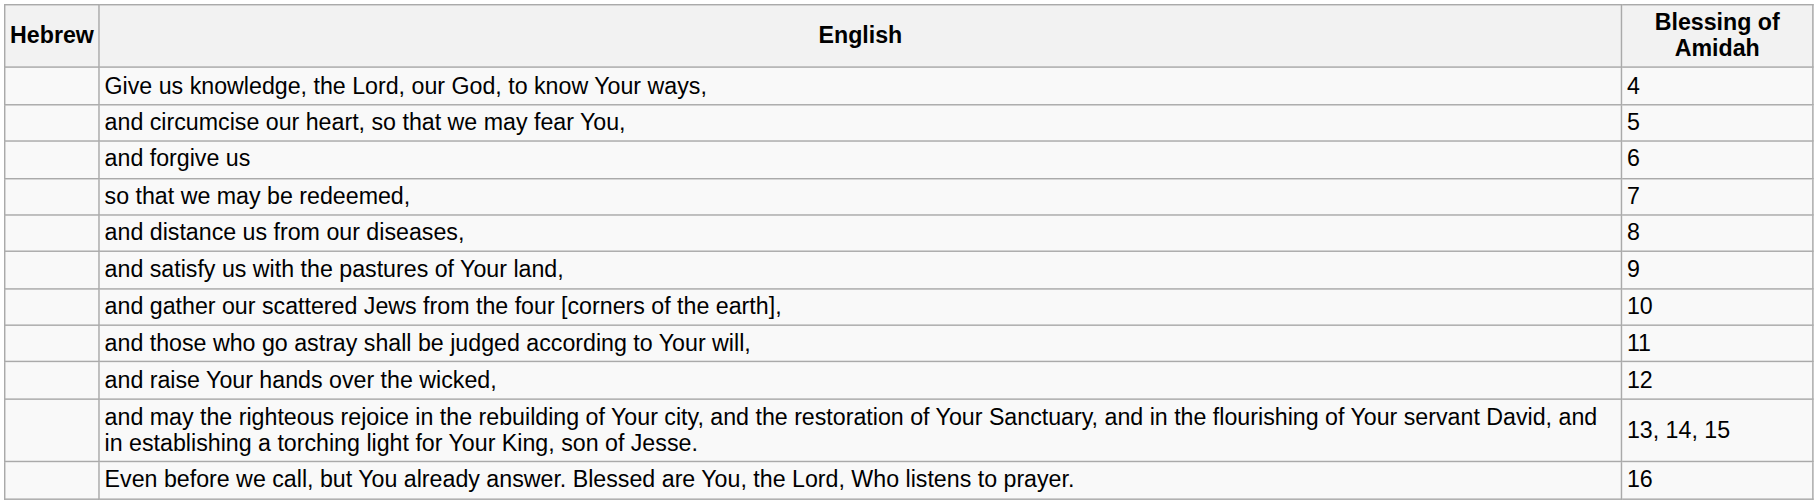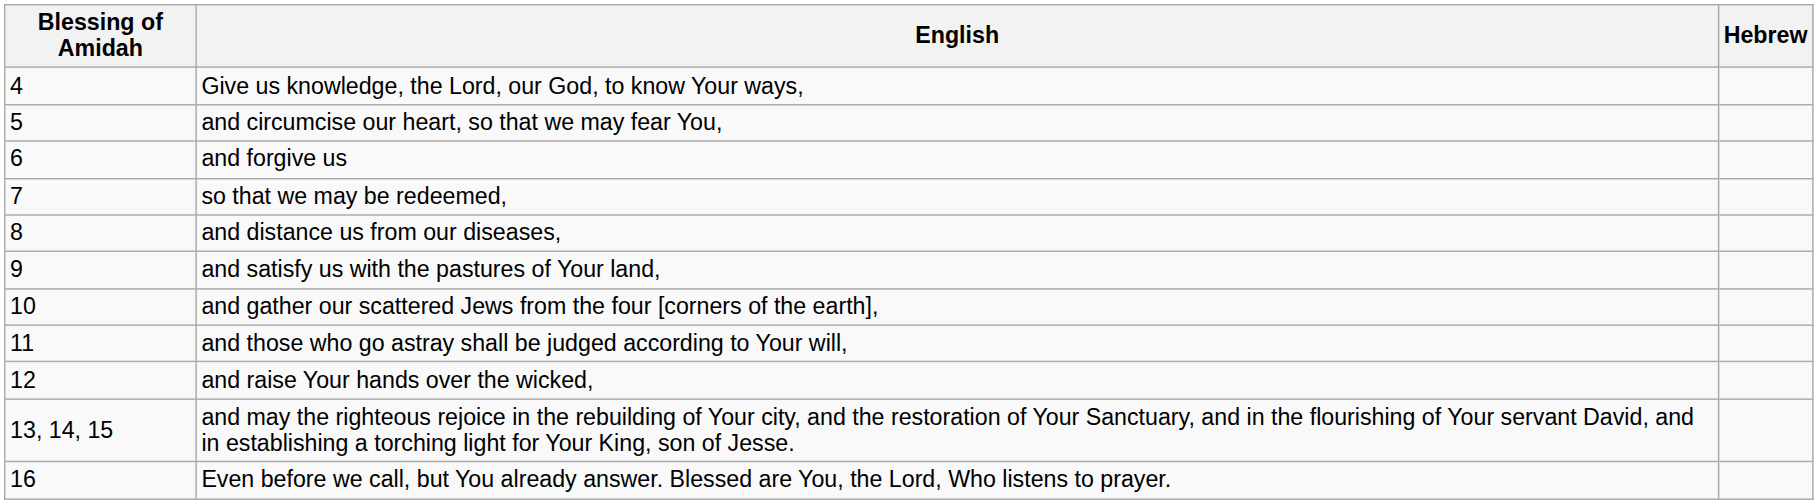columns swapped: (1717, 35) <-> (52, 35)
